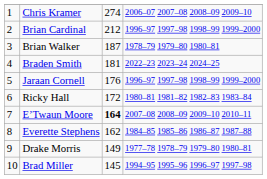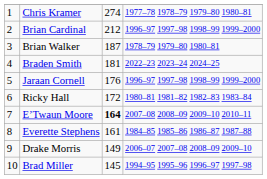(188, 13) 2006–07 2007–08 2008–09 2009–10 -> (188, 13) 1977–78 1978–79 1979–80 1980–81
(113, 132) 162 -> (113, 132) 161
(188, 149) 1977–78 1978–79 1979–80 1980–81 -> (188, 149) 2006–07 2007–08 2008–09 2009–10
